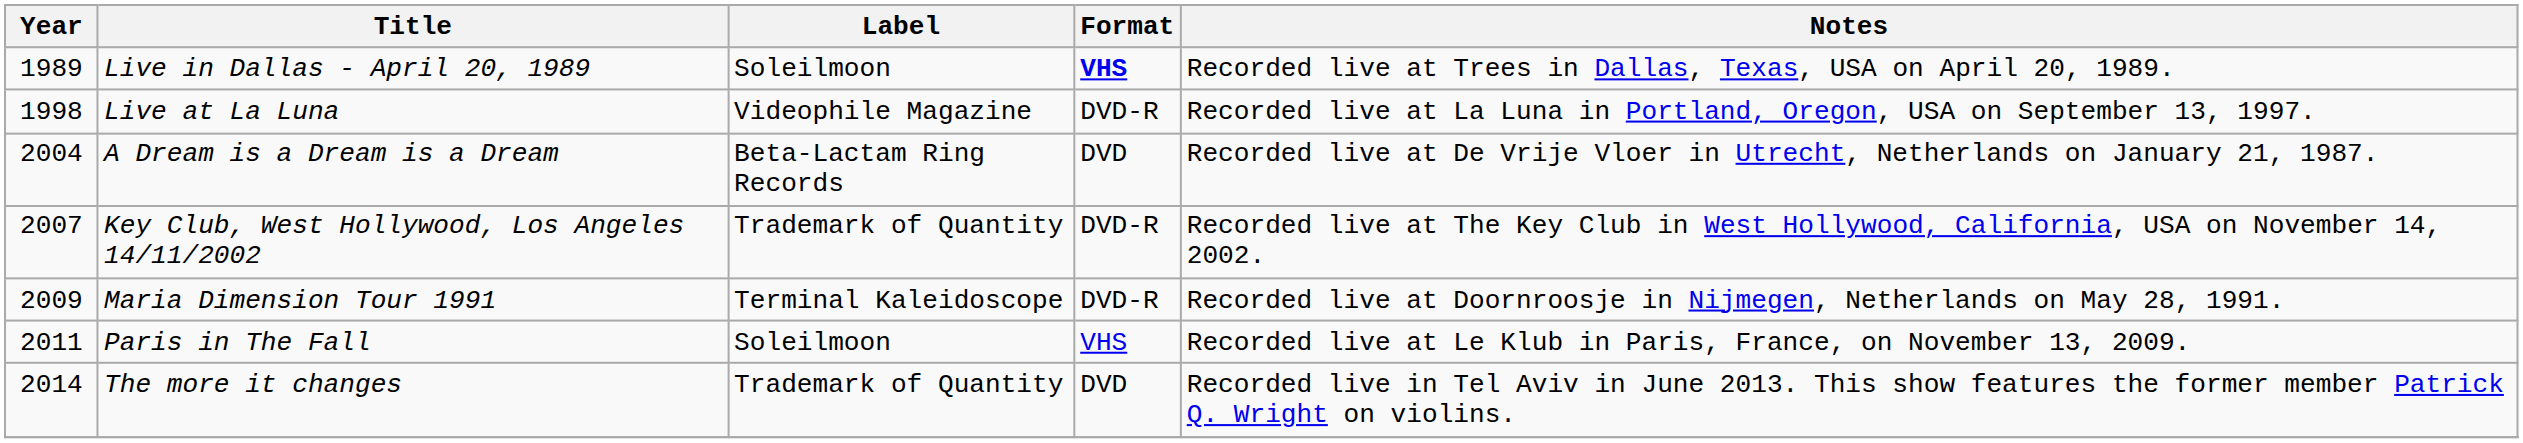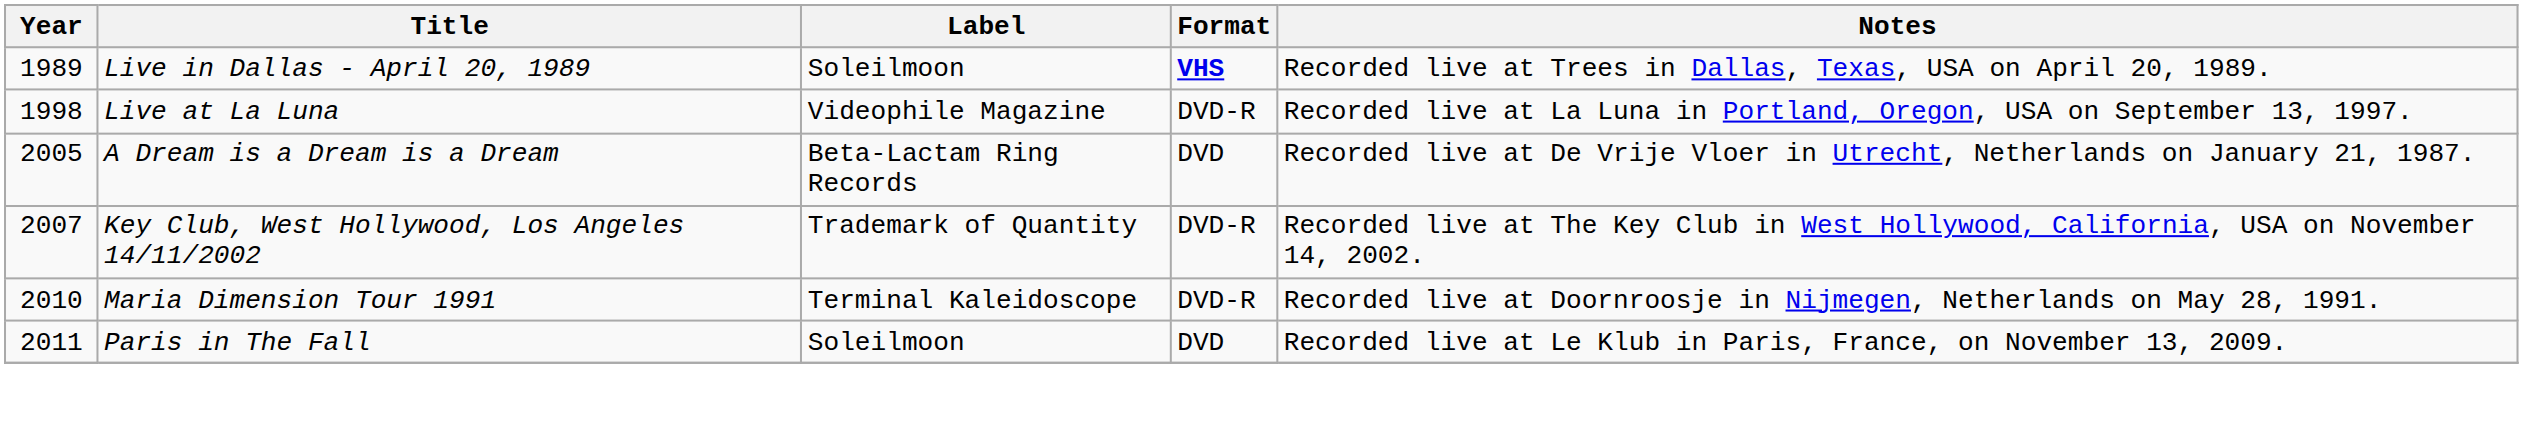(51, 154) 2004 -> (51, 154) 2005
(51, 300) 2009 -> (51, 300) 2010
(1104, 342) VHS -> (1201, 342) DVD
- row: (253, 385)
